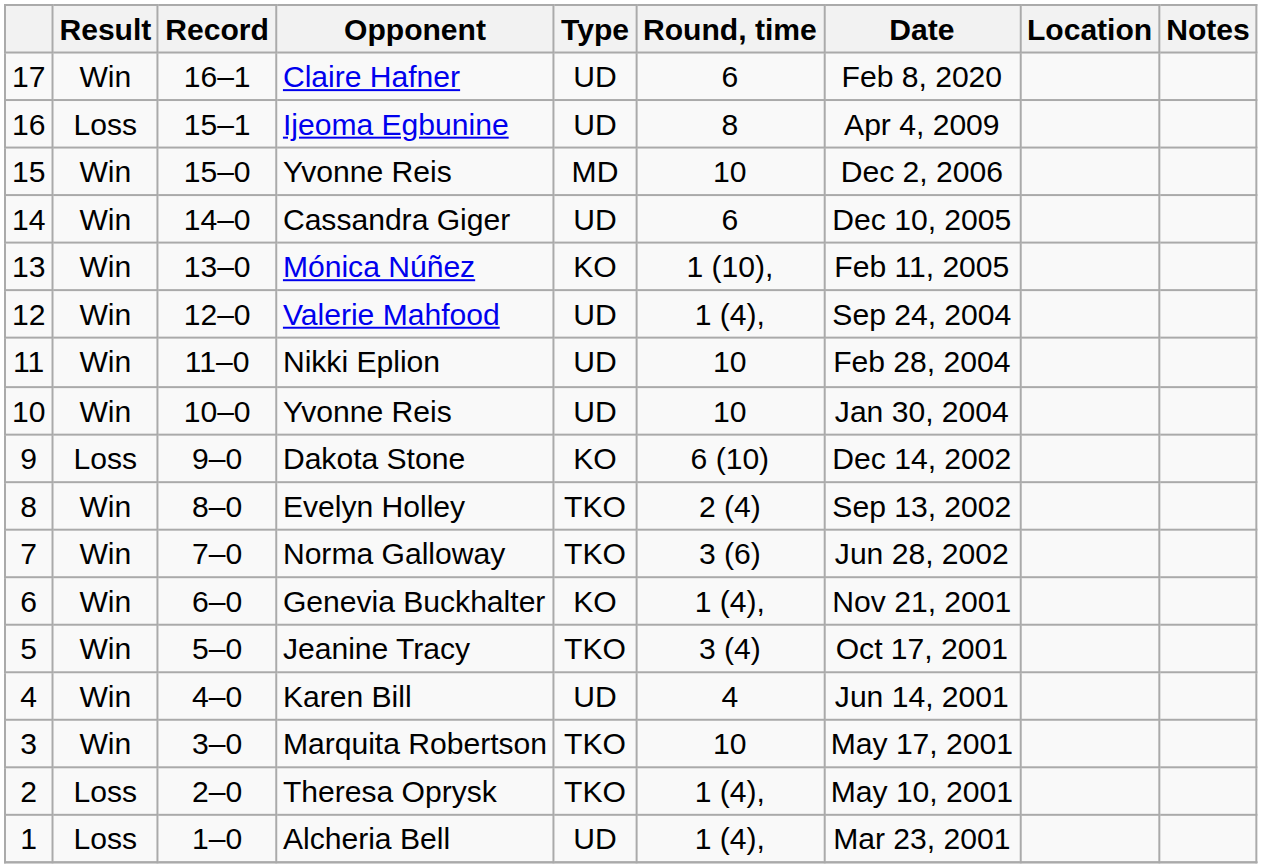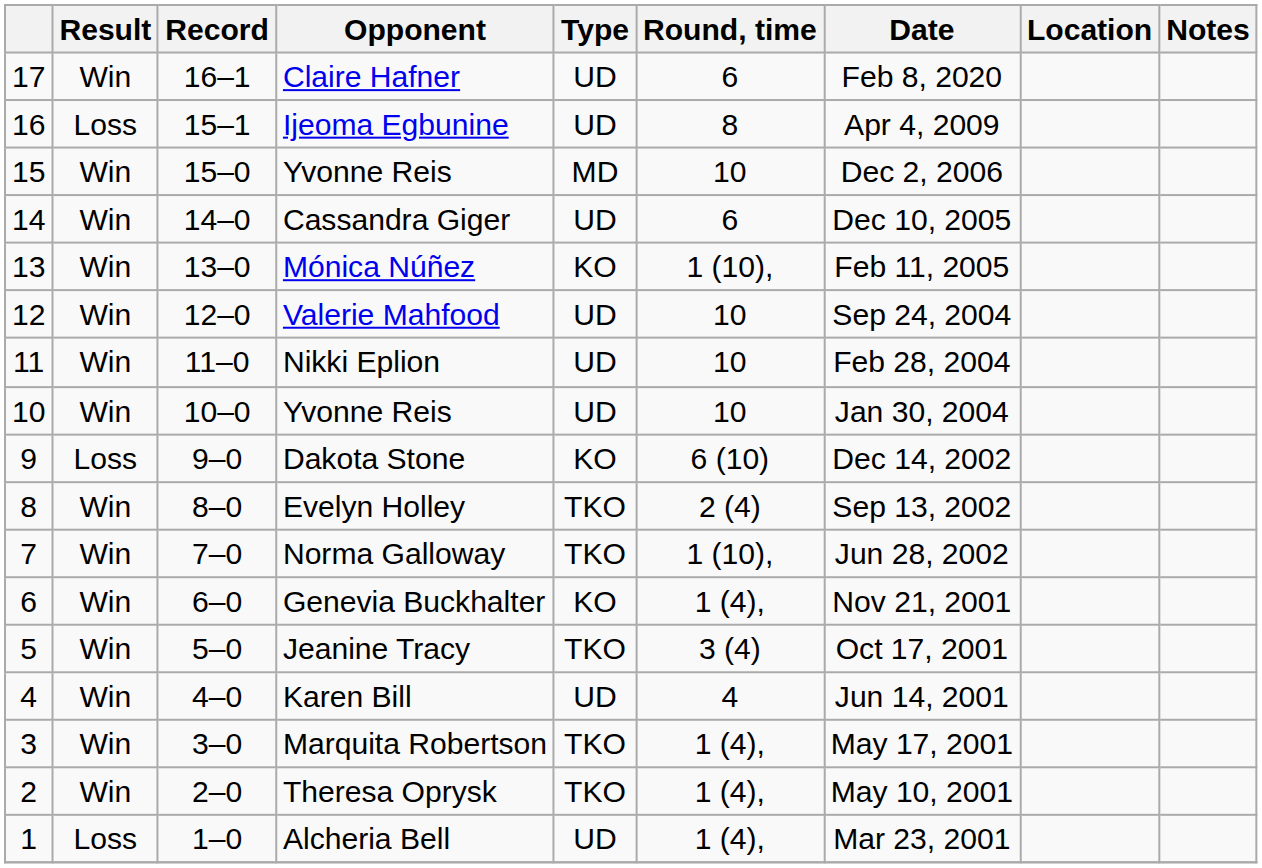(730, 315) 1 (4), -> (730, 315) 10
(730, 553) 3 (6) -> (730, 553) 1 (10),
(730, 744) 10 -> (730, 744) 1 (4),
(105, 791) Loss -> (105, 791) Win
